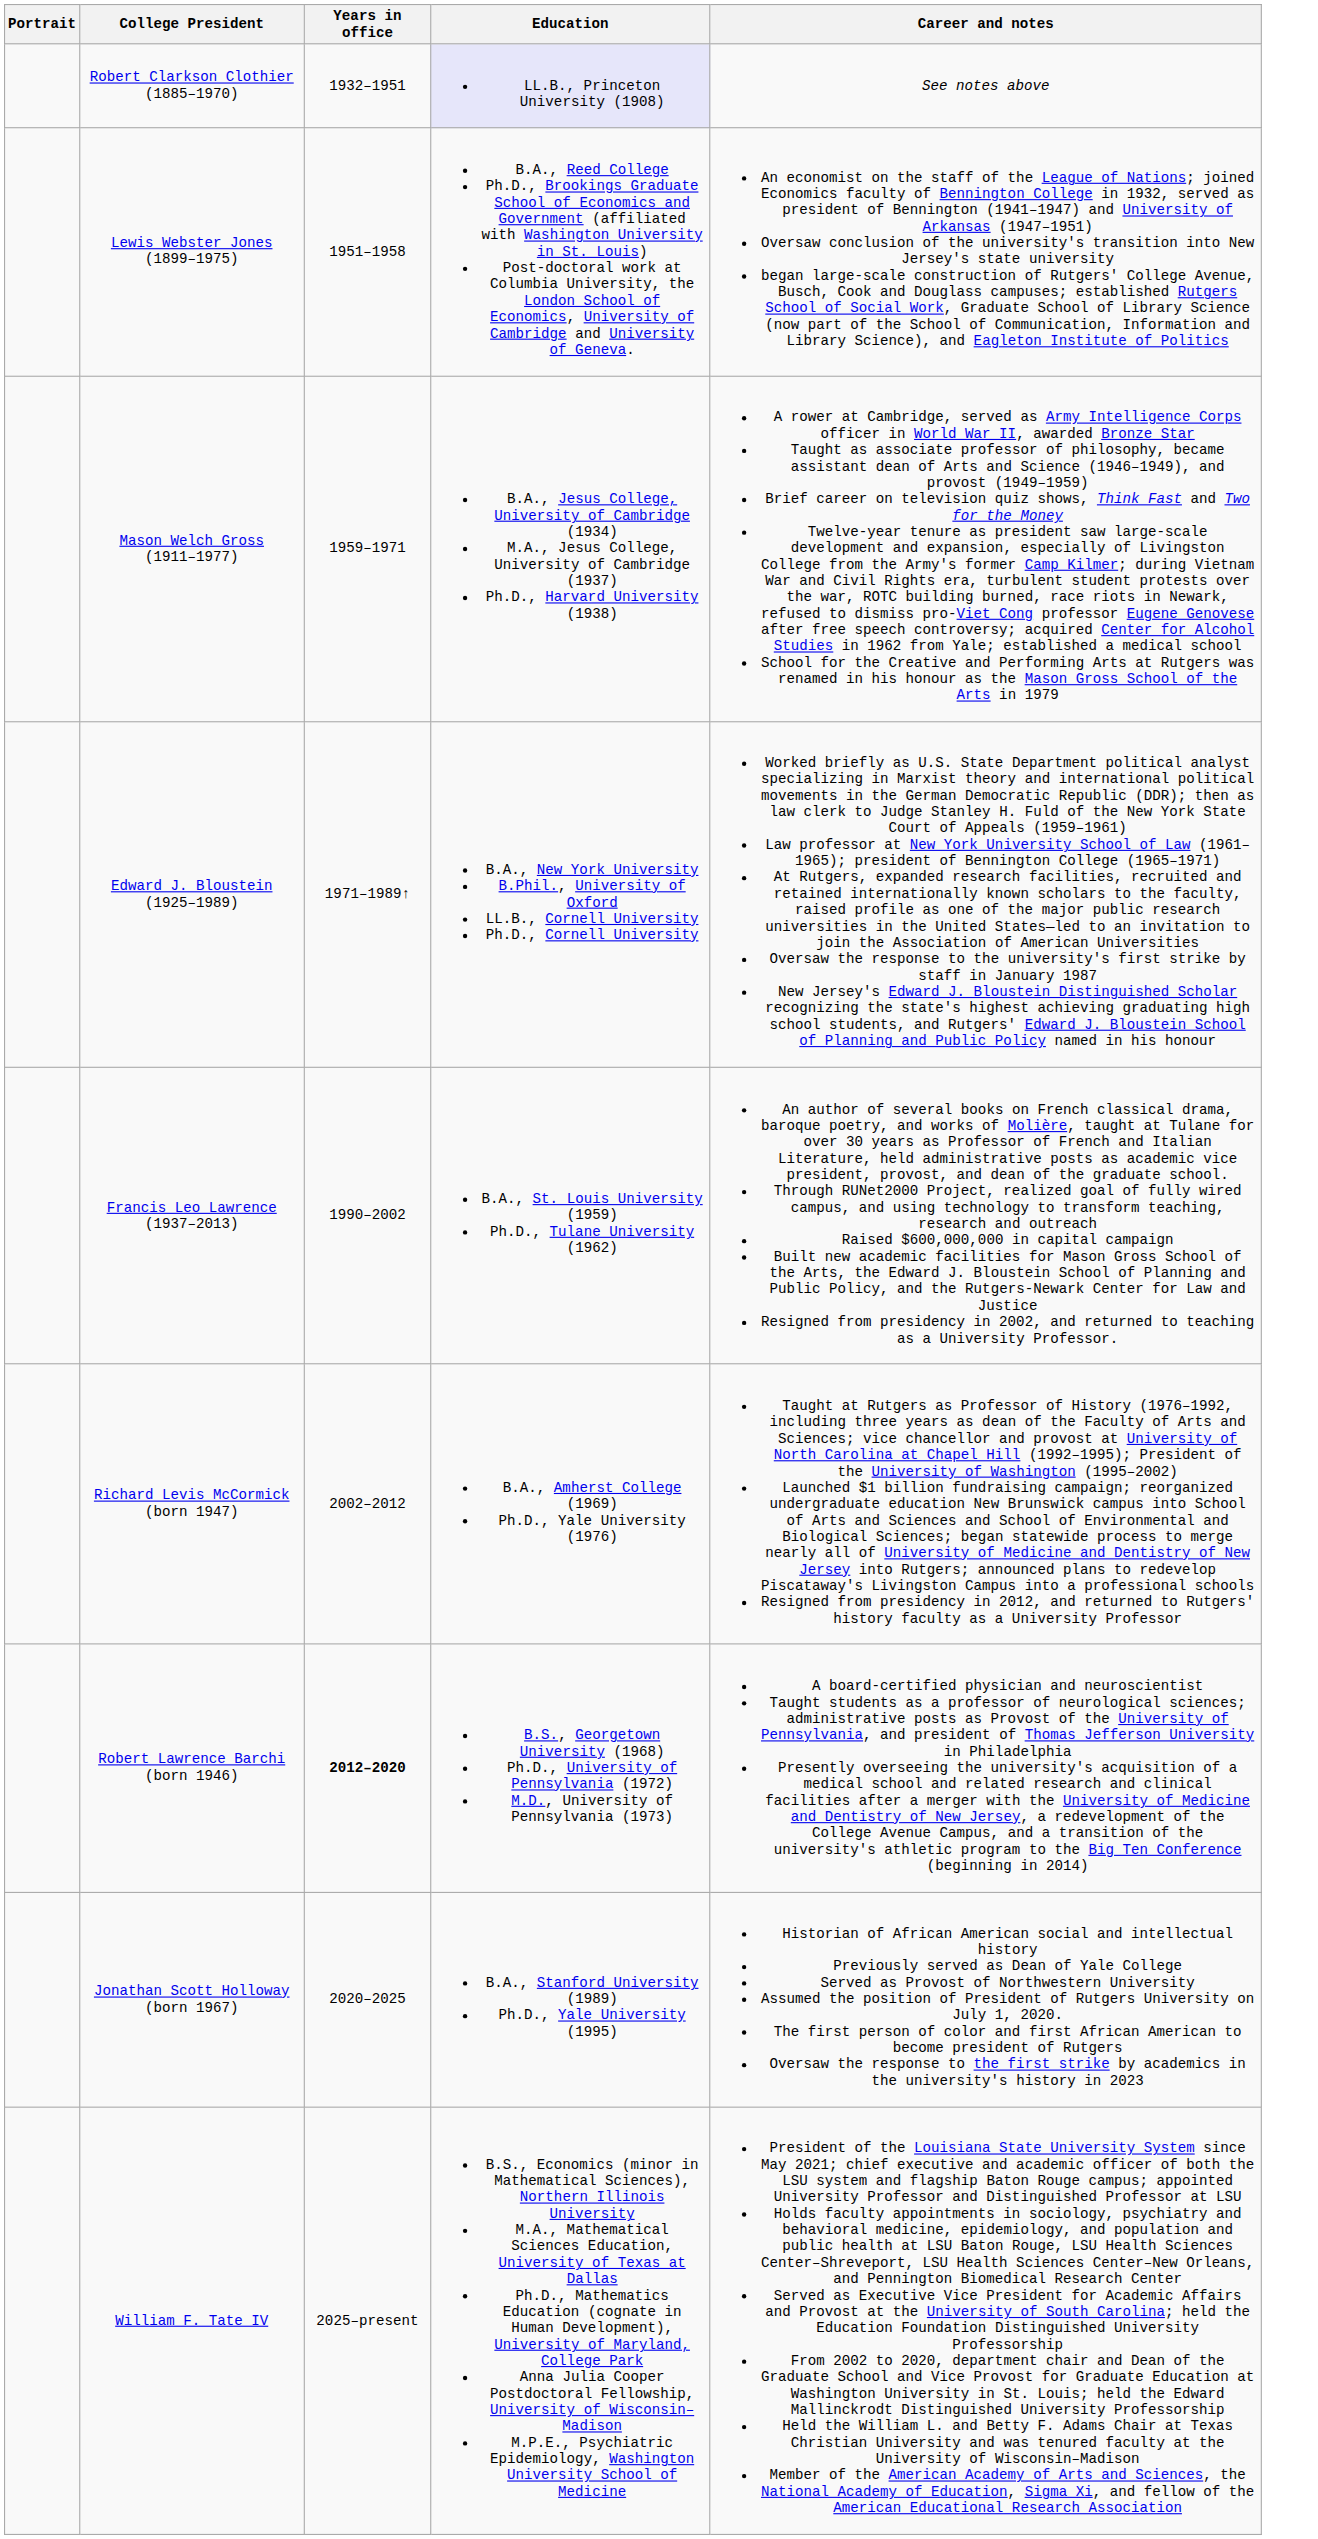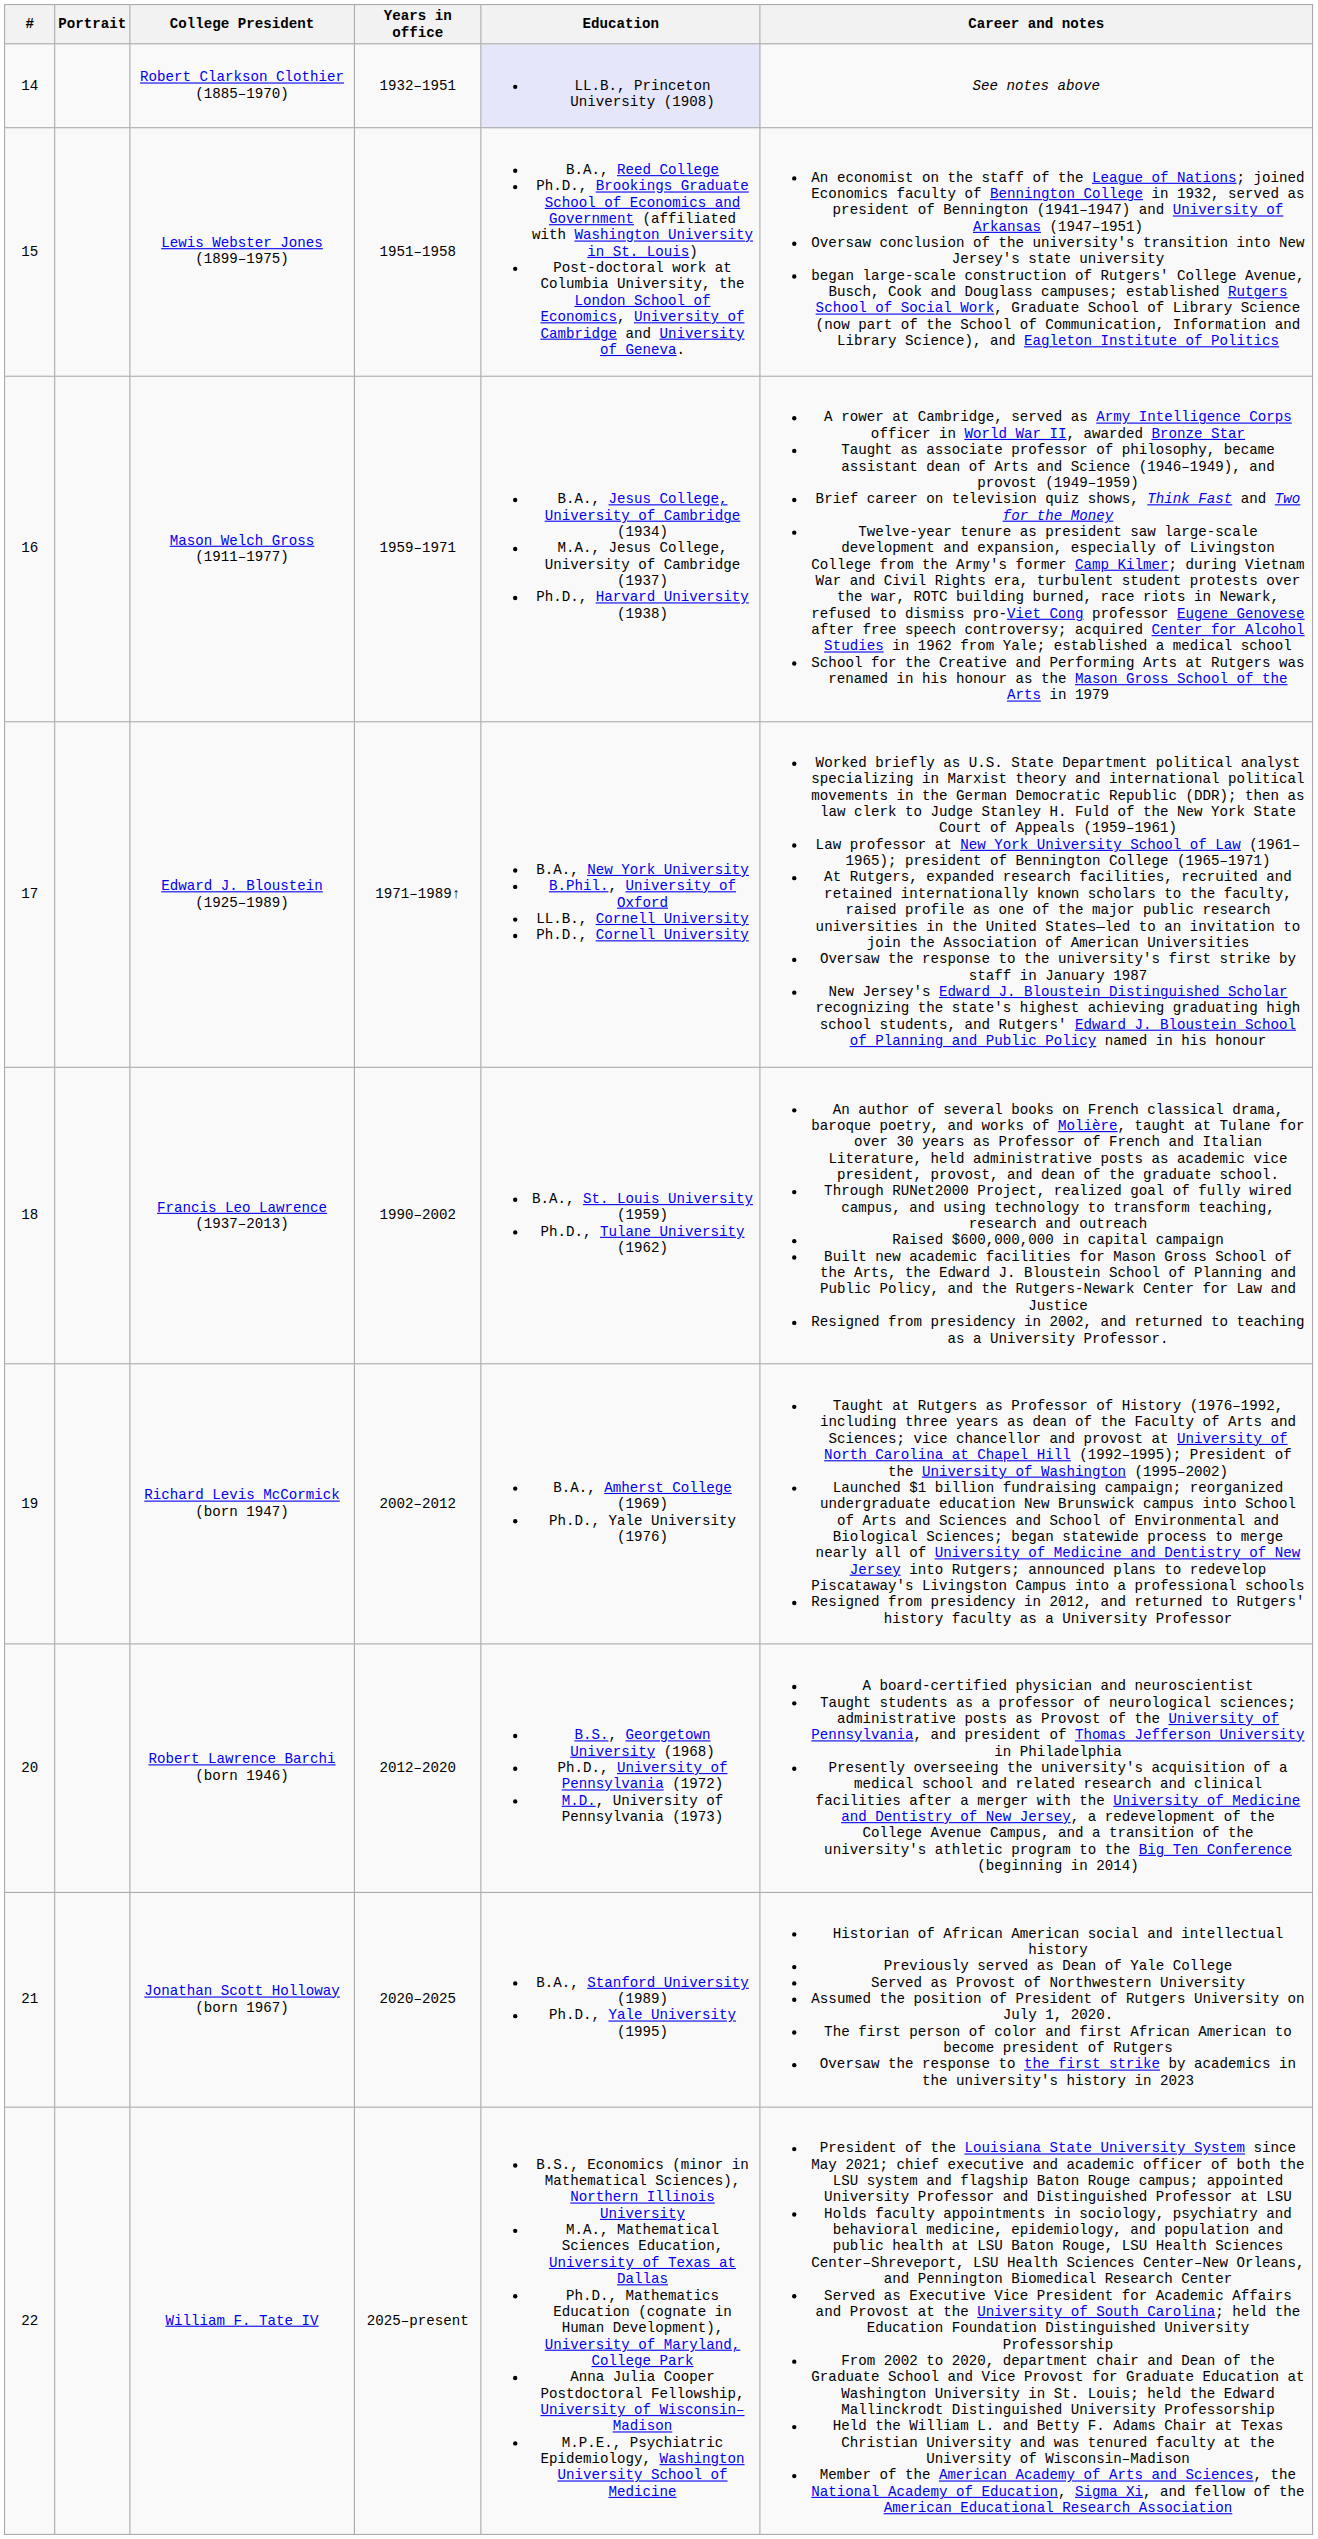+ column: (30, 24)
(367, 1768) bold -> (418, 1768) normal
